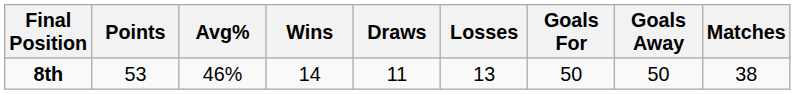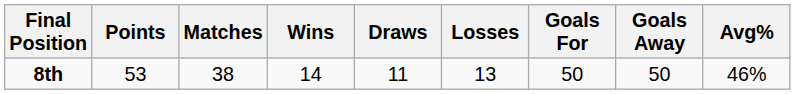columns swapped: (746, 32) <-> (223, 32)
